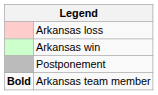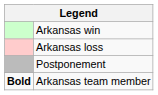rows swapped: (68, 47) <-> (70, 30)
